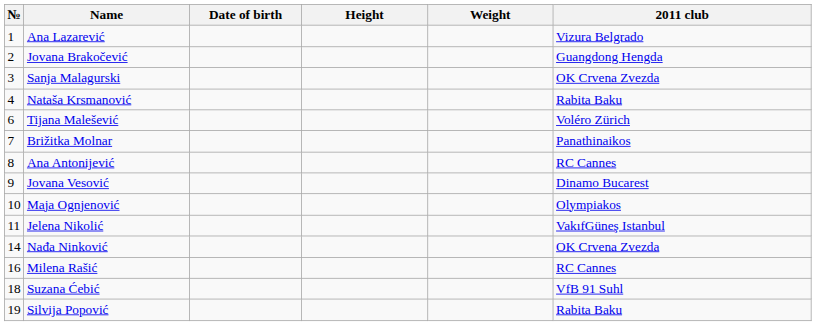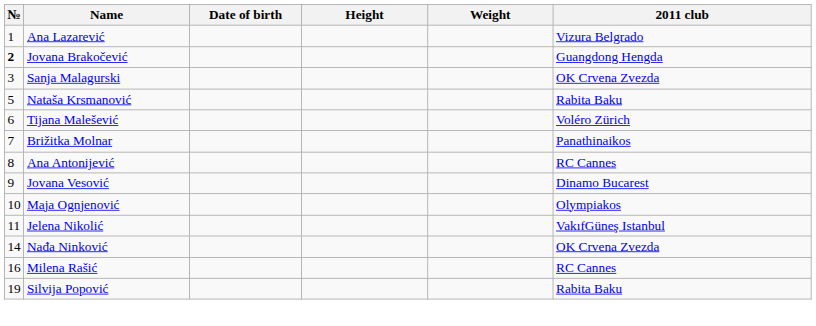(11, 57) normal -> (11, 57) bold
(11, 99) 4 -> (11, 99) 5
- row: (63, 288)
